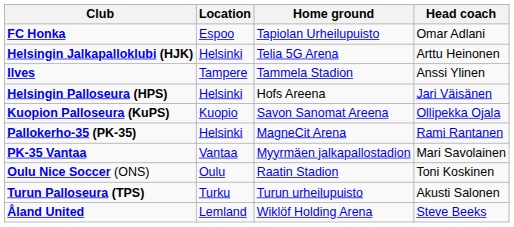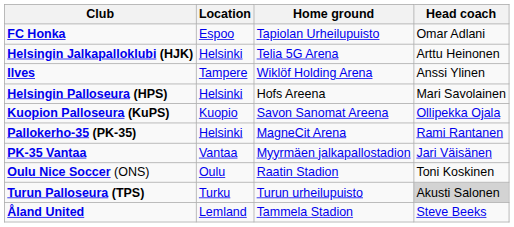(305, 73) Tammela Stadion -> (315, 73) Wiklöf Holding Arena
(454, 93) Jari Väisänen -> (461, 93) Mari Savolainen
(461, 152) Mari Savolainen -> (454, 152) Jari Väisänen
(458, 192) no background -> (458, 192) lightgrey background
(315, 212) Wiklöf Holding Arena -> (305, 212) Tammela Stadion
